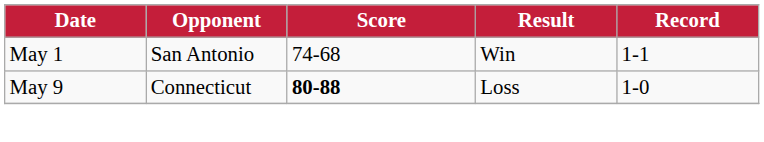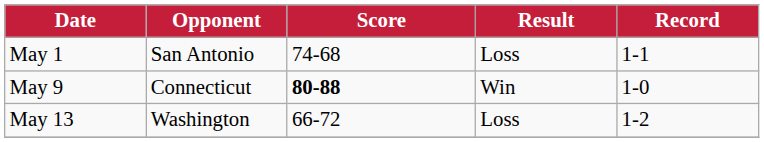(498, 53) Win -> (500, 53) Loss
(500, 86) Loss -> (498, 86) Win
+ row: (42, 119)
